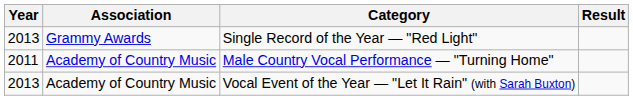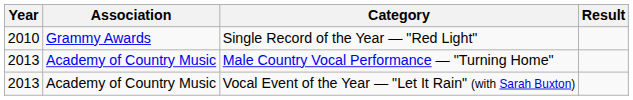(24, 38) 2013 -> (24, 38) 2010
(23, 60) 2011 -> (24, 60) 2013
